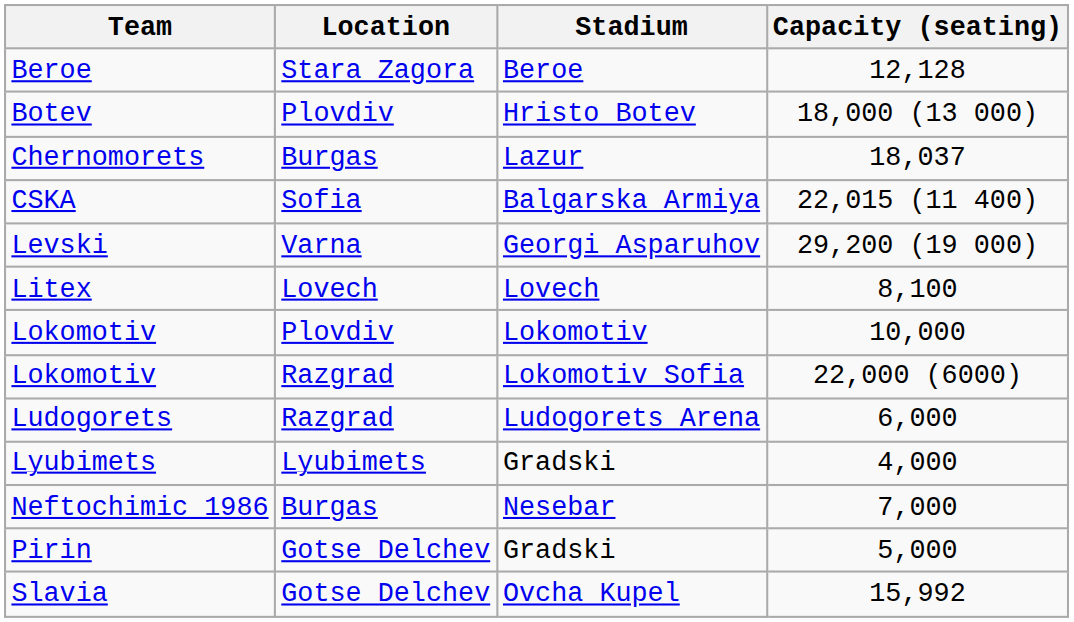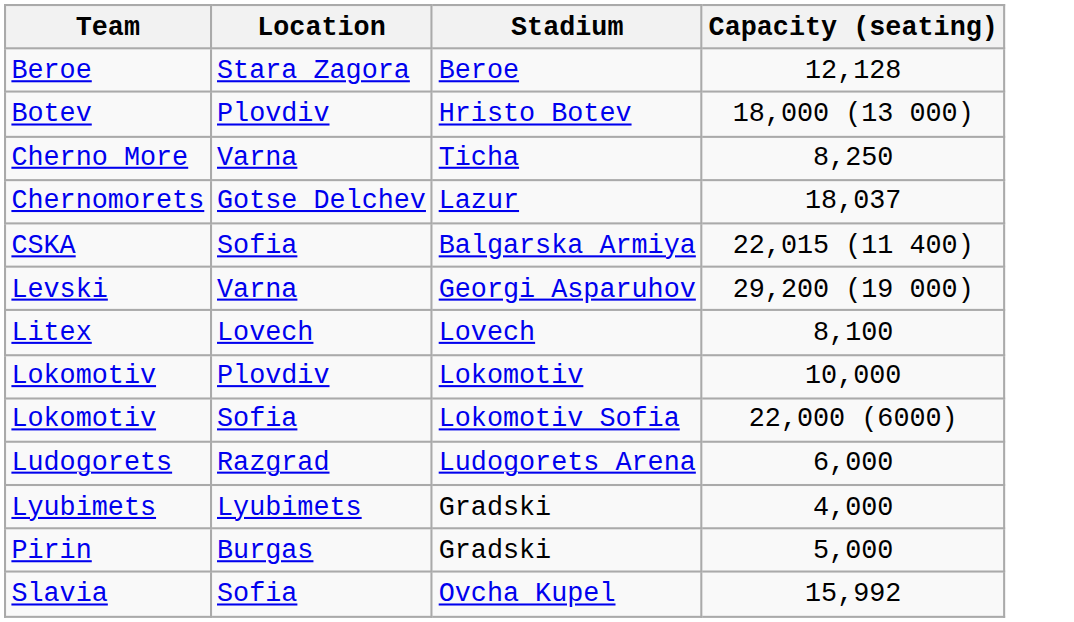+ row: (100, 158)
(330, 158) Burgas -> (321, 201) Gotse Delchev
(338, 376) Razgrad -> (257, 420) Sofia
- row: (140, 507)
(386, 551) Gotse Delchev -> (265, 551) Burgas
(386, 594) Gotse Delchev -> (257, 594) Sofia
